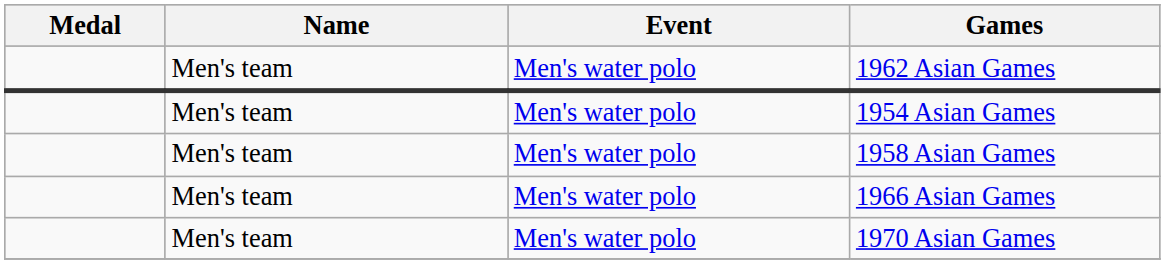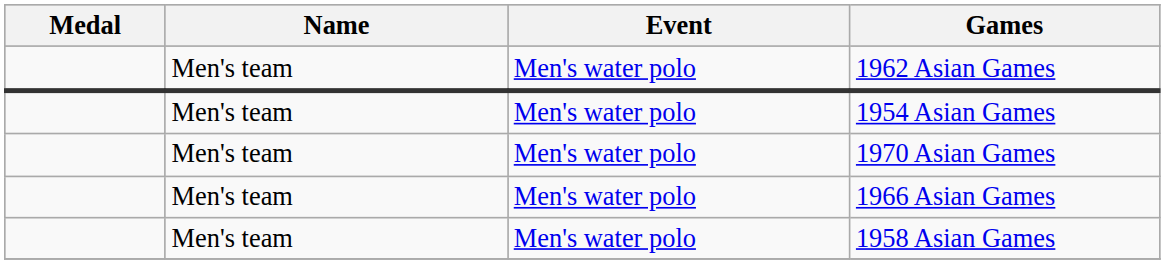rows swapped: (956, 154) <-> (956, 238)
